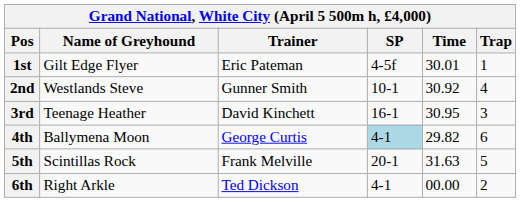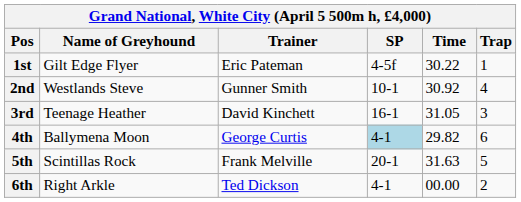(443, 64) 30.01 -> (443, 64) 30.22
(443, 112) 30.95 -> (443, 112) 31.05
